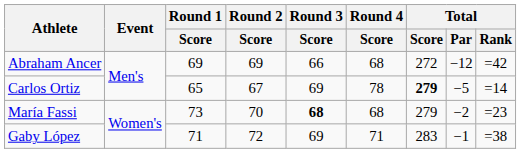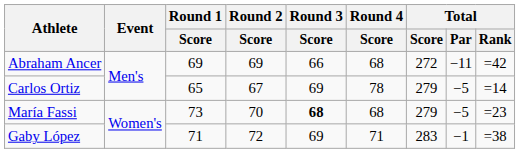(461, 64) −12 -> (461, 64) −11
(426, 88) bold -> (426, 88) normal
(461, 112) −2 -> (461, 112) −5
